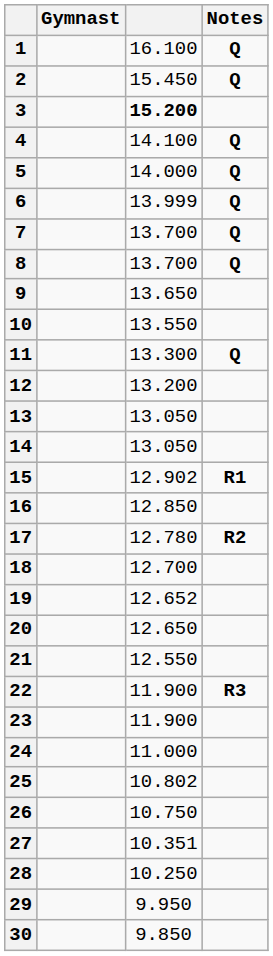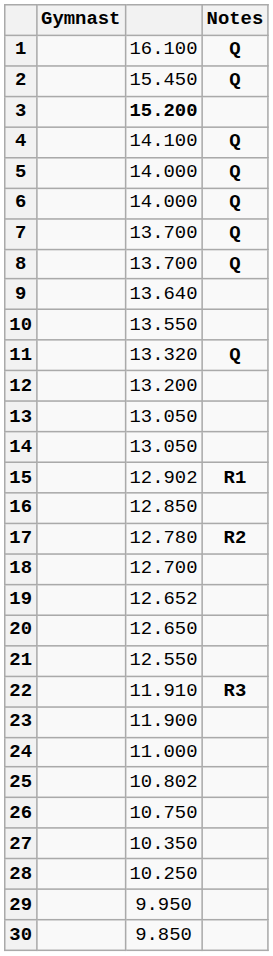(164, 203) 13.999 -> (164, 203) 14.000
(164, 295) 13.650 -> (164, 295) 13.640
(164, 356) 13.300 -> (164, 356) 13.320
(164, 691) 11.900 -> (164, 691) 11.910
(164, 844) 10.351 -> (164, 844) 10.350
